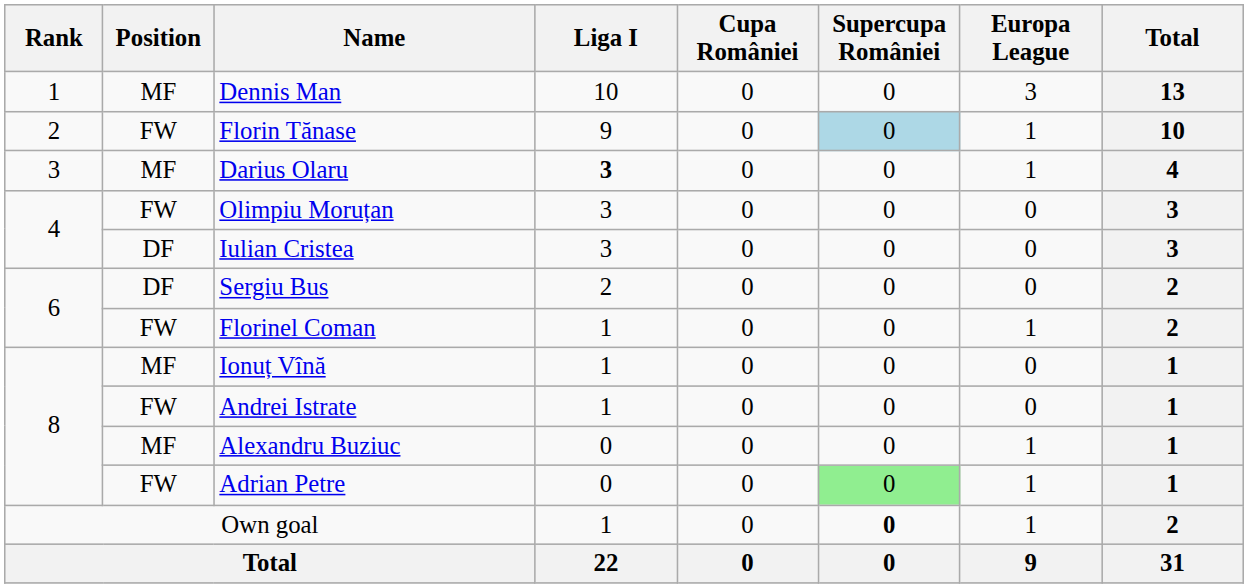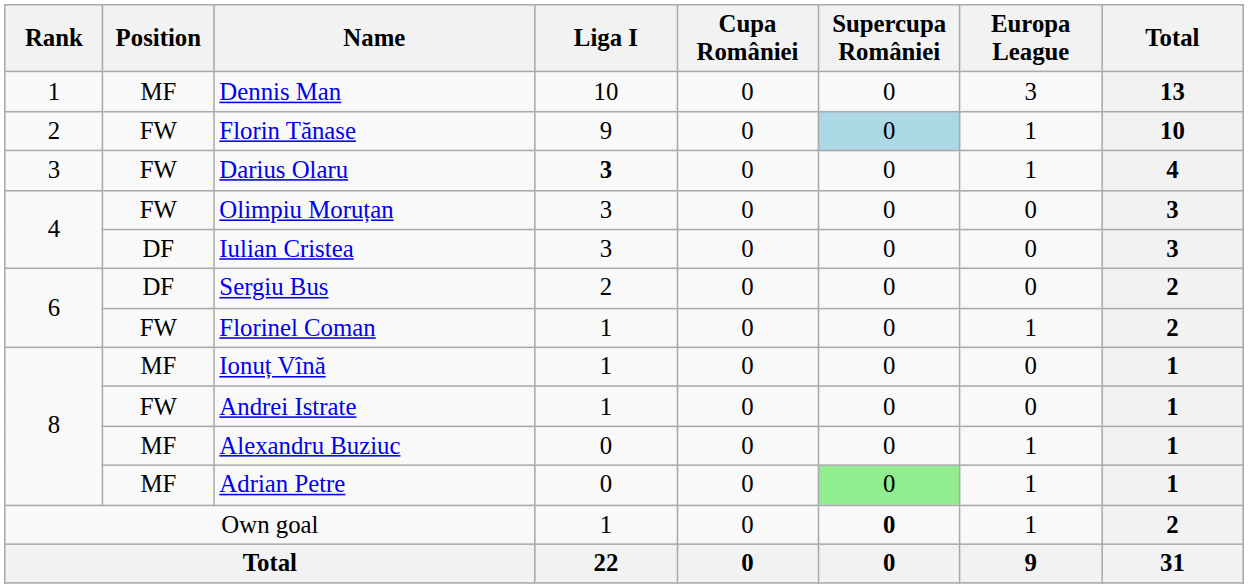(158, 170) MF -> (158, 170) FW
(158, 484) FW -> (158, 484) MF
